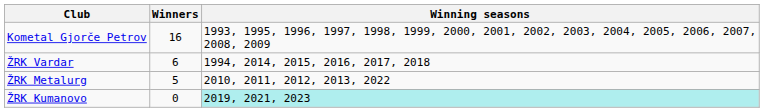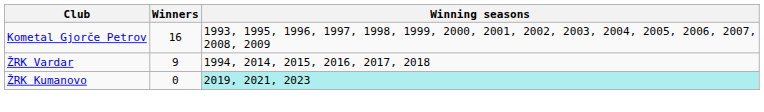(175, 62) 6 -> (175, 62) 9
- row: (47, 80)
